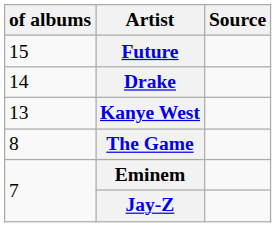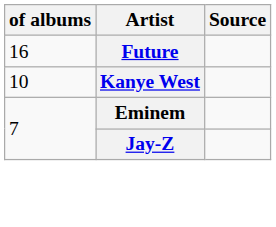(19, 50) 15 -> (19, 50) 16
- row: (150, 81)
(19, 112) 13 -> (19, 81) 10
- row: (150, 143)
